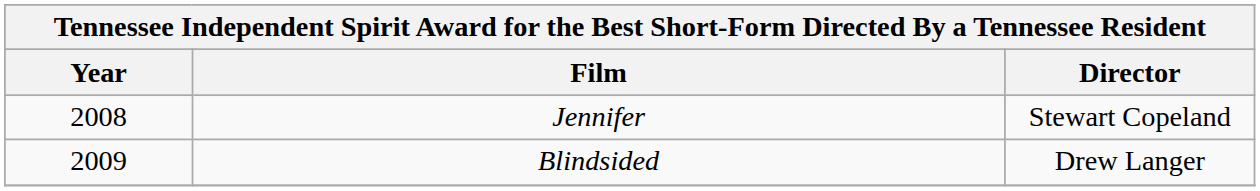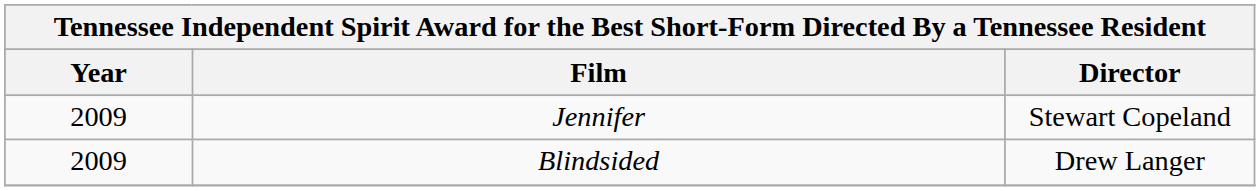(99, 116) 2008 -> (99, 116) 2009
